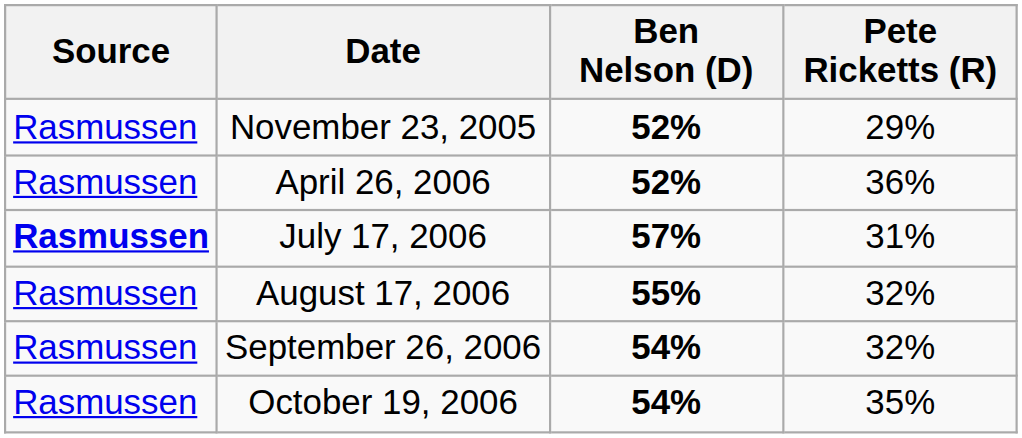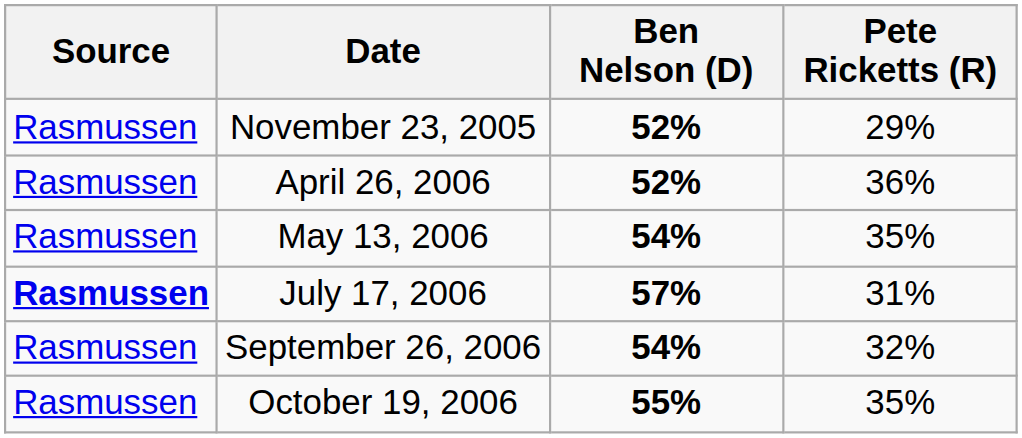+ row: (383, 237)
- row: (383, 292)
(666, 403) 54% -> (666, 403) 55%
